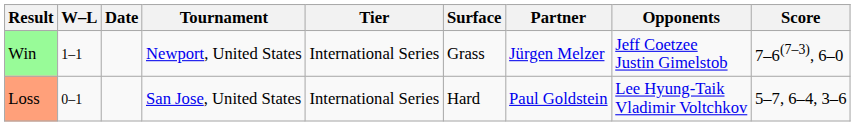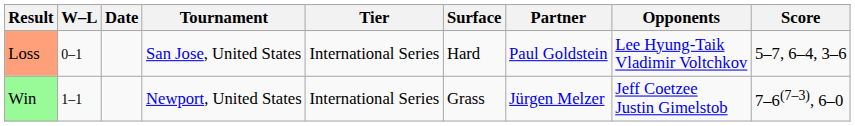rows swapped: (24, 98) <-> (22, 53)
